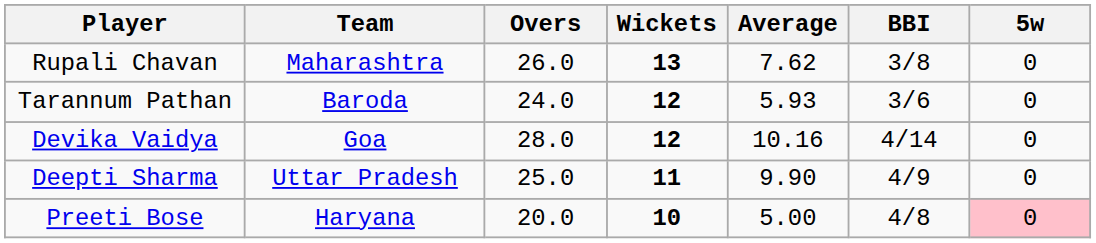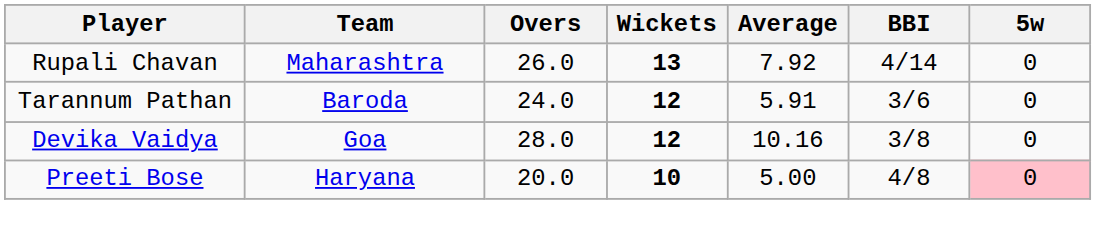(788, 63) 7.62 -> (788, 63) 7.92
(909, 63) 3/8 -> (909, 63) 4/14
(788, 102) 5.93 -> (788, 102) 5.91
(909, 141) 4/14 -> (909, 141) 3/8
- row: (125, 179)
